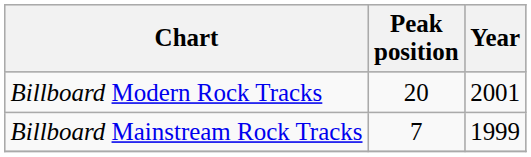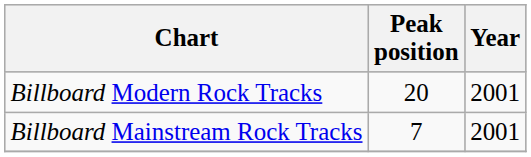(495, 131) 1999 -> (495, 131) 2001
